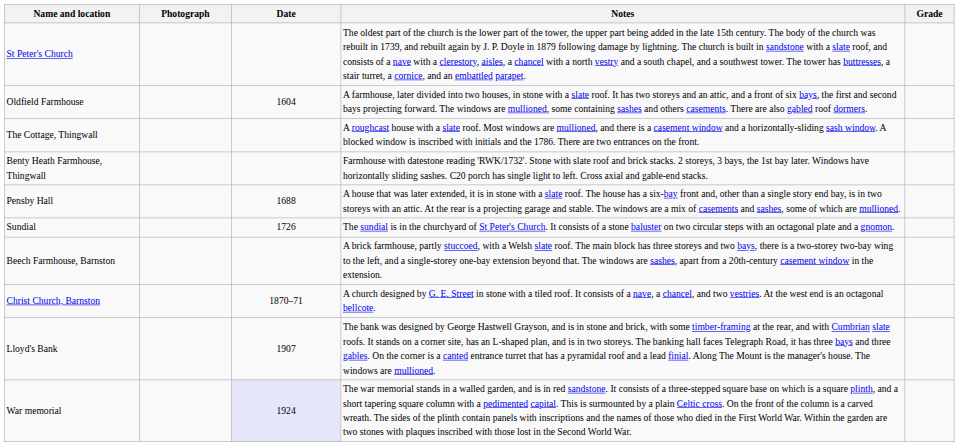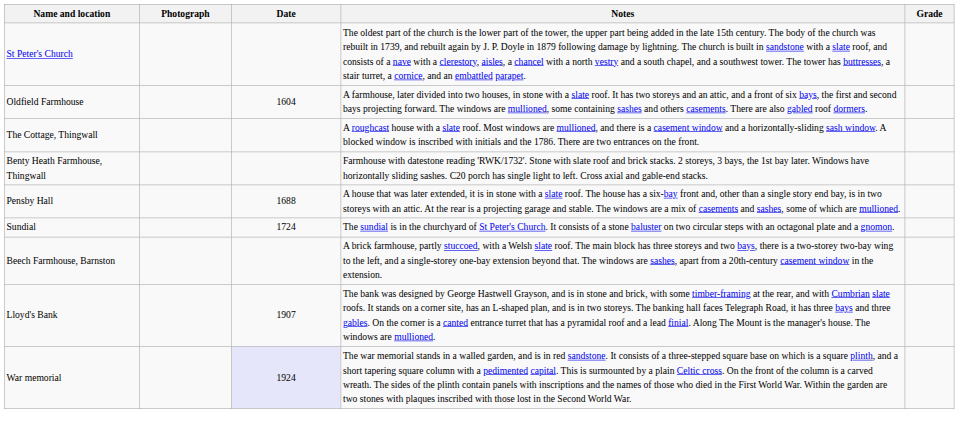(286, 227) 1726 -> (286, 227) 1724
- row: (53, 301)
